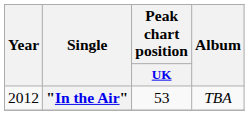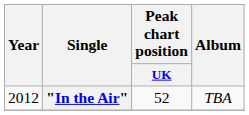(162, 98) 53 -> (162, 98) 52
